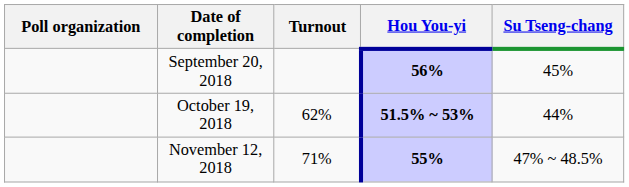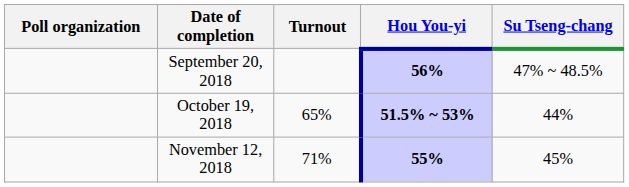(558, 71) 45% -> (558, 71) 47% ~ 48.5%
(317, 115) 62% -> (317, 115) 65%
(558, 159) 47% ~ 48.5% -> (558, 159) 45%
